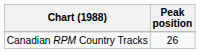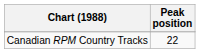(172, 40) 26 -> (172, 40) 22
